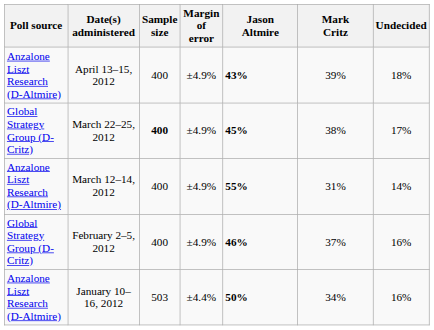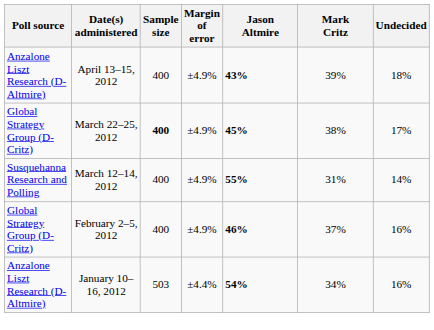(34, 186) Anzalone Liszt Research (D-Altmire) -> (37, 180) Susquehanna Research and Polling
(236, 297) 50% -> (236, 284) 54%
